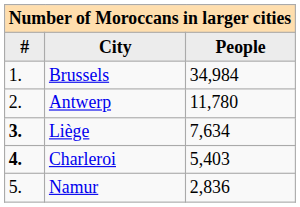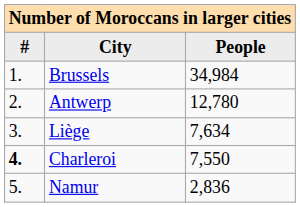(214, 103) 11,780 -> (214, 103) 12,780
(15, 131) bold -> (15, 131) normal
(210, 159) 5,403 -> (210, 159) 7,550
